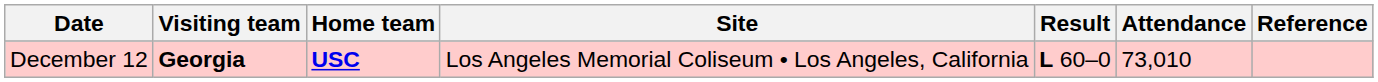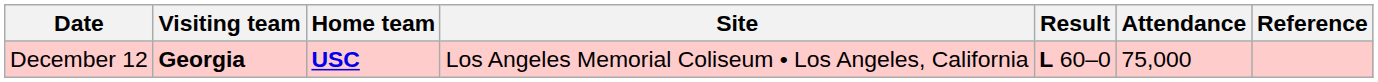(1156, 59) 73,010 -> (1156, 59) 75,000
